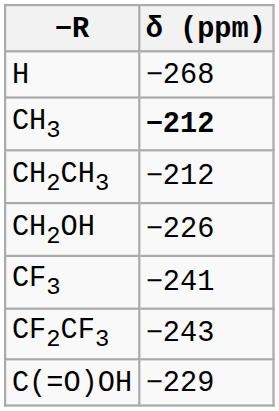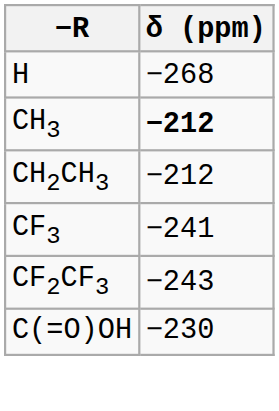- row: (53, 229)
(180, 383) −229 -> (180, 331) −230
